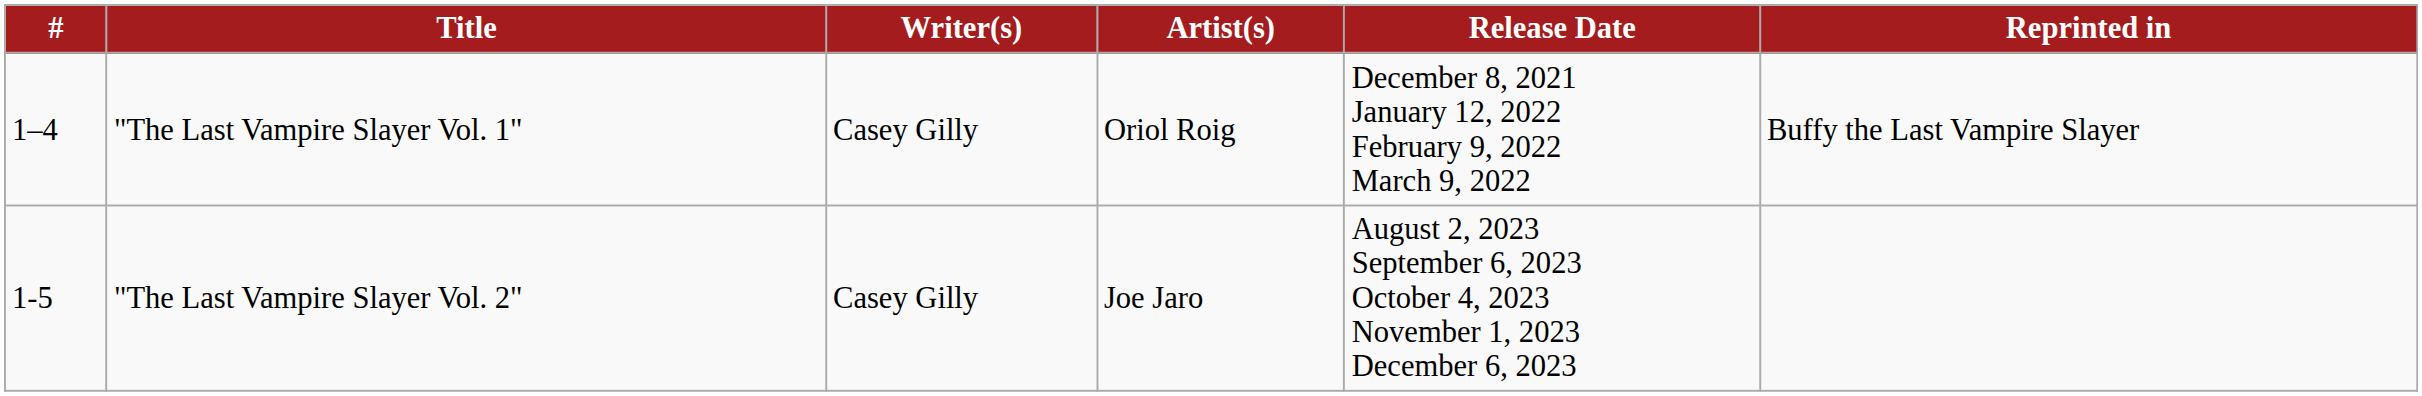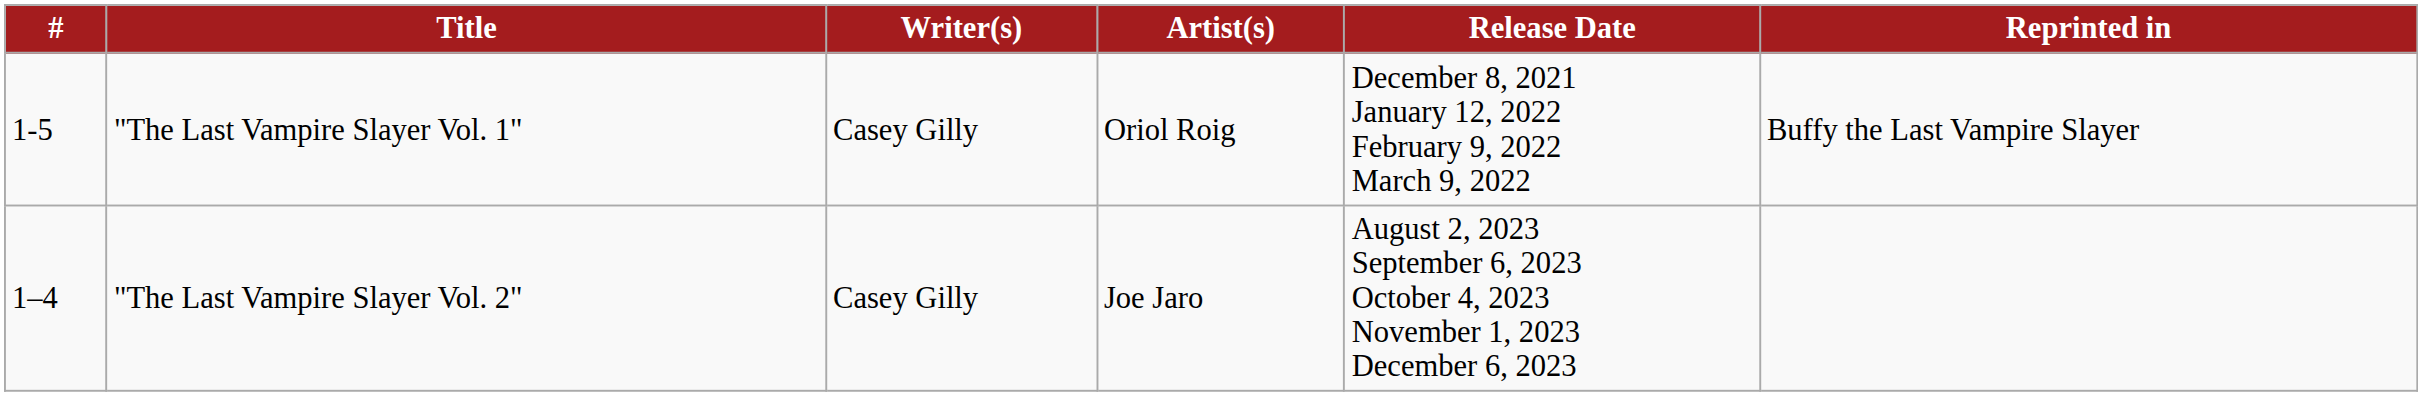(35, 128) 1–4 -> (32, 128) 1-5
(32, 297) 1-5 -> (35, 297) 1–4
